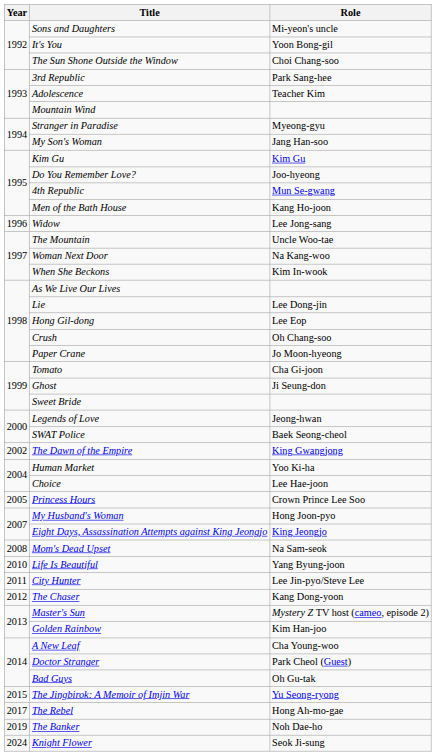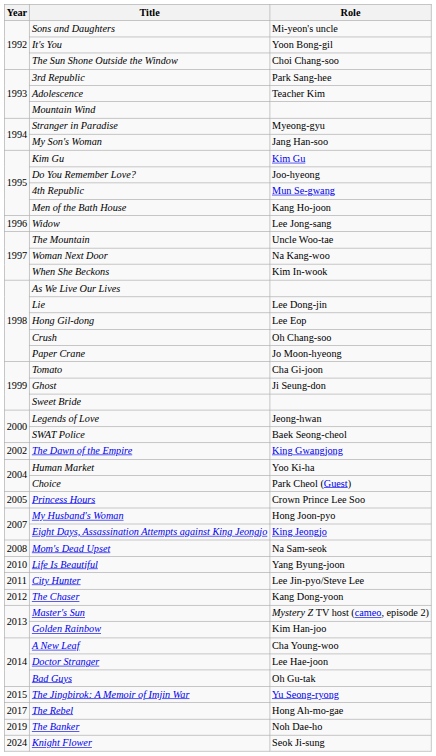(300, 483) Lee Hae-joon -> (312, 483) Park Cheol (Guest)
(312, 662) Park Cheol (Guest) -> (300, 662) Lee Hae-joon
